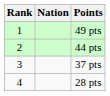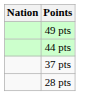- column: (20, 13)
